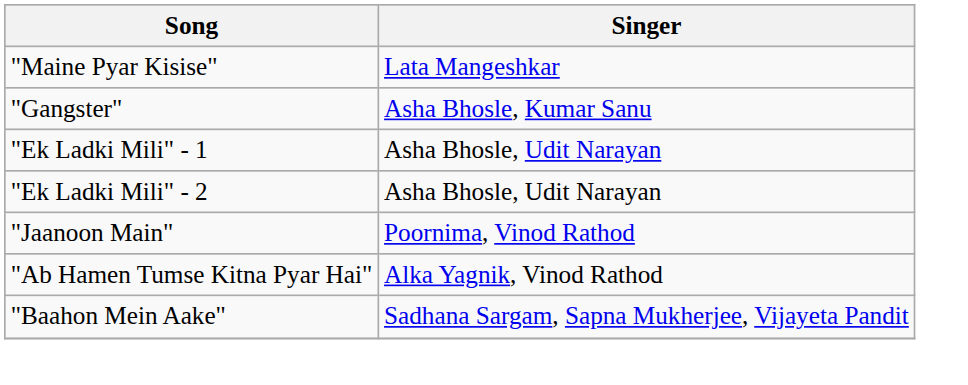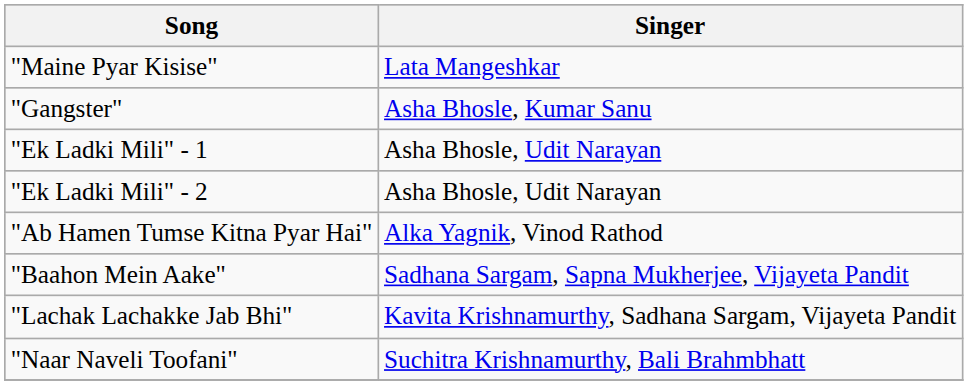- row: (92, 233)
+ row: (152, 316)
+ row: (124, 358)
